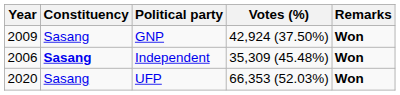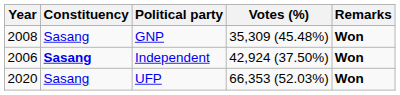(22, 36) 2009 -> (22, 36) 2008
(279, 36) 42,924 (37.50%) -> (279, 36) 35,309 (45.48%)
(279, 57) 35,309 (45.48%) -> (279, 57) 42,924 (37.50%)
